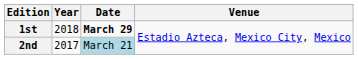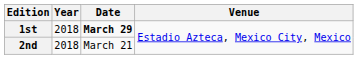(67, 46) 2017 -> (67, 46) 2018
(108, 46) lightblue background -> (108, 46) no background
